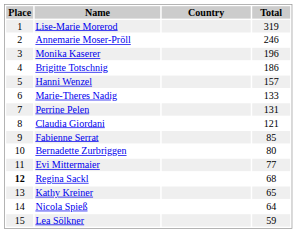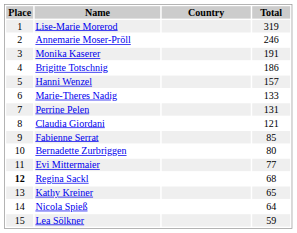(271, 54) 196 -> (271, 54) 191
